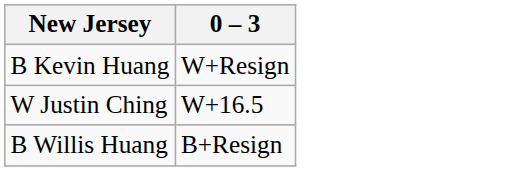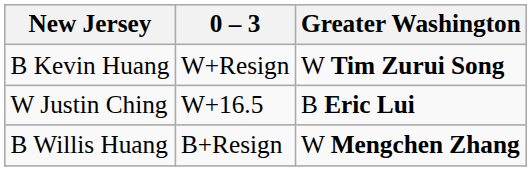+ column: (411, 24)
